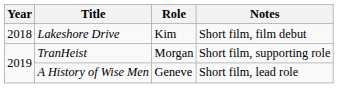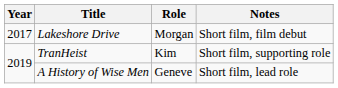(20, 33) 2018 -> (20, 33) 2017
(166, 33) Kim -> (174, 33) Morgan
(174, 53) Morgan -> (166, 53) Kim
